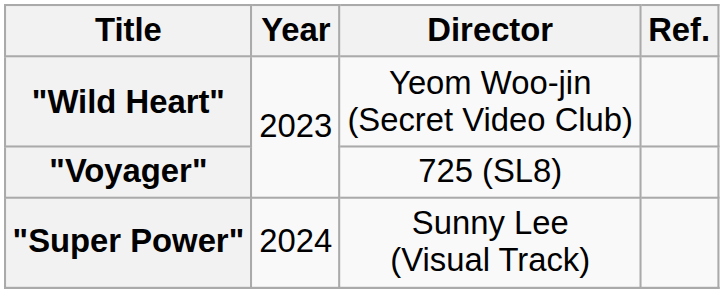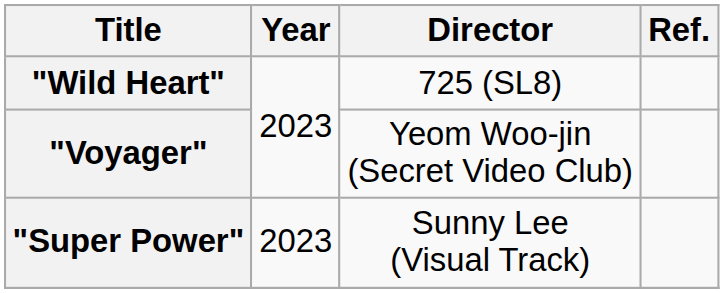(490, 100) Yeom Woo-jin (Secret Video Club) -> (490, 82) 725 (SL8)
(490, 171) 725 (SL8) -> (490, 152) Yeom Woo-jin (Secret Video Club)
(296, 241) 2024 -> (296, 241) 2023
